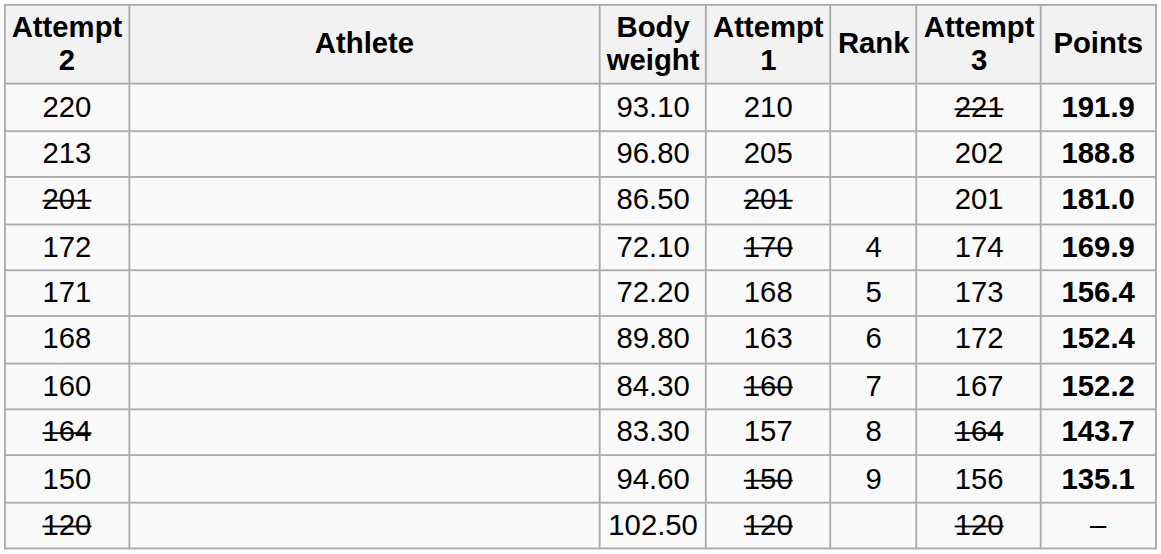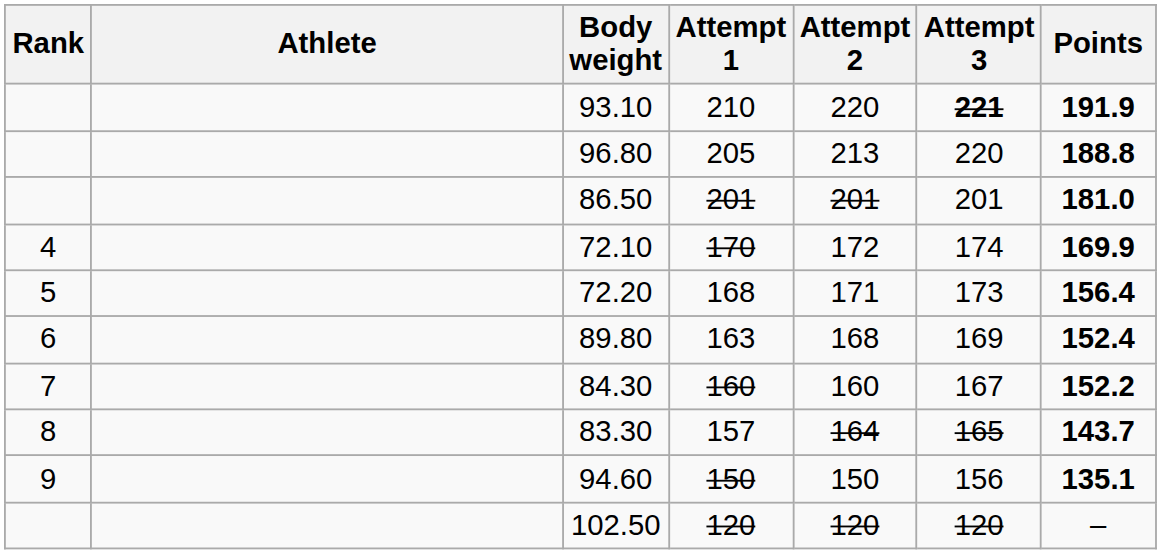columns swapped: (874, 44) <-> (67, 44)
(979, 107) normal -> (979, 107) bold
(979, 153) 202 -> (979, 153) 220
(979, 339) 172 -> (979, 339) 169
(979, 432) 164 -> (979, 432) 165
